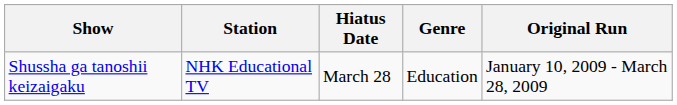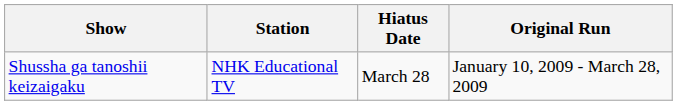- column: (442, 28)
